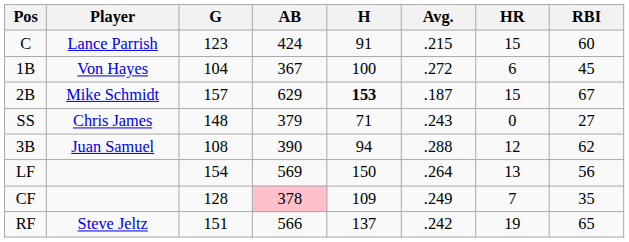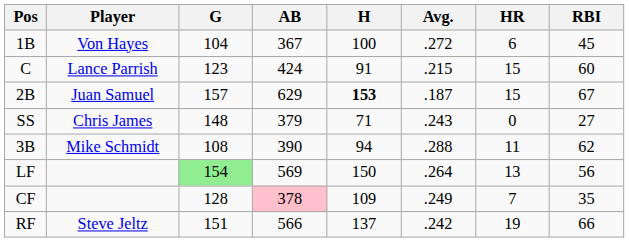rows swapped: (26, 43) <-> (26, 69)
(113, 95) Mike Schmidt -> (113, 95) Juan Samuel
(113, 146) Juan Samuel -> (113, 146) Mike Schmidt
(512, 146) 12 -> (512, 146) 11
(216, 172) no background -> (216, 172) lightgreen background
(587, 224) 65 -> (587, 224) 66
